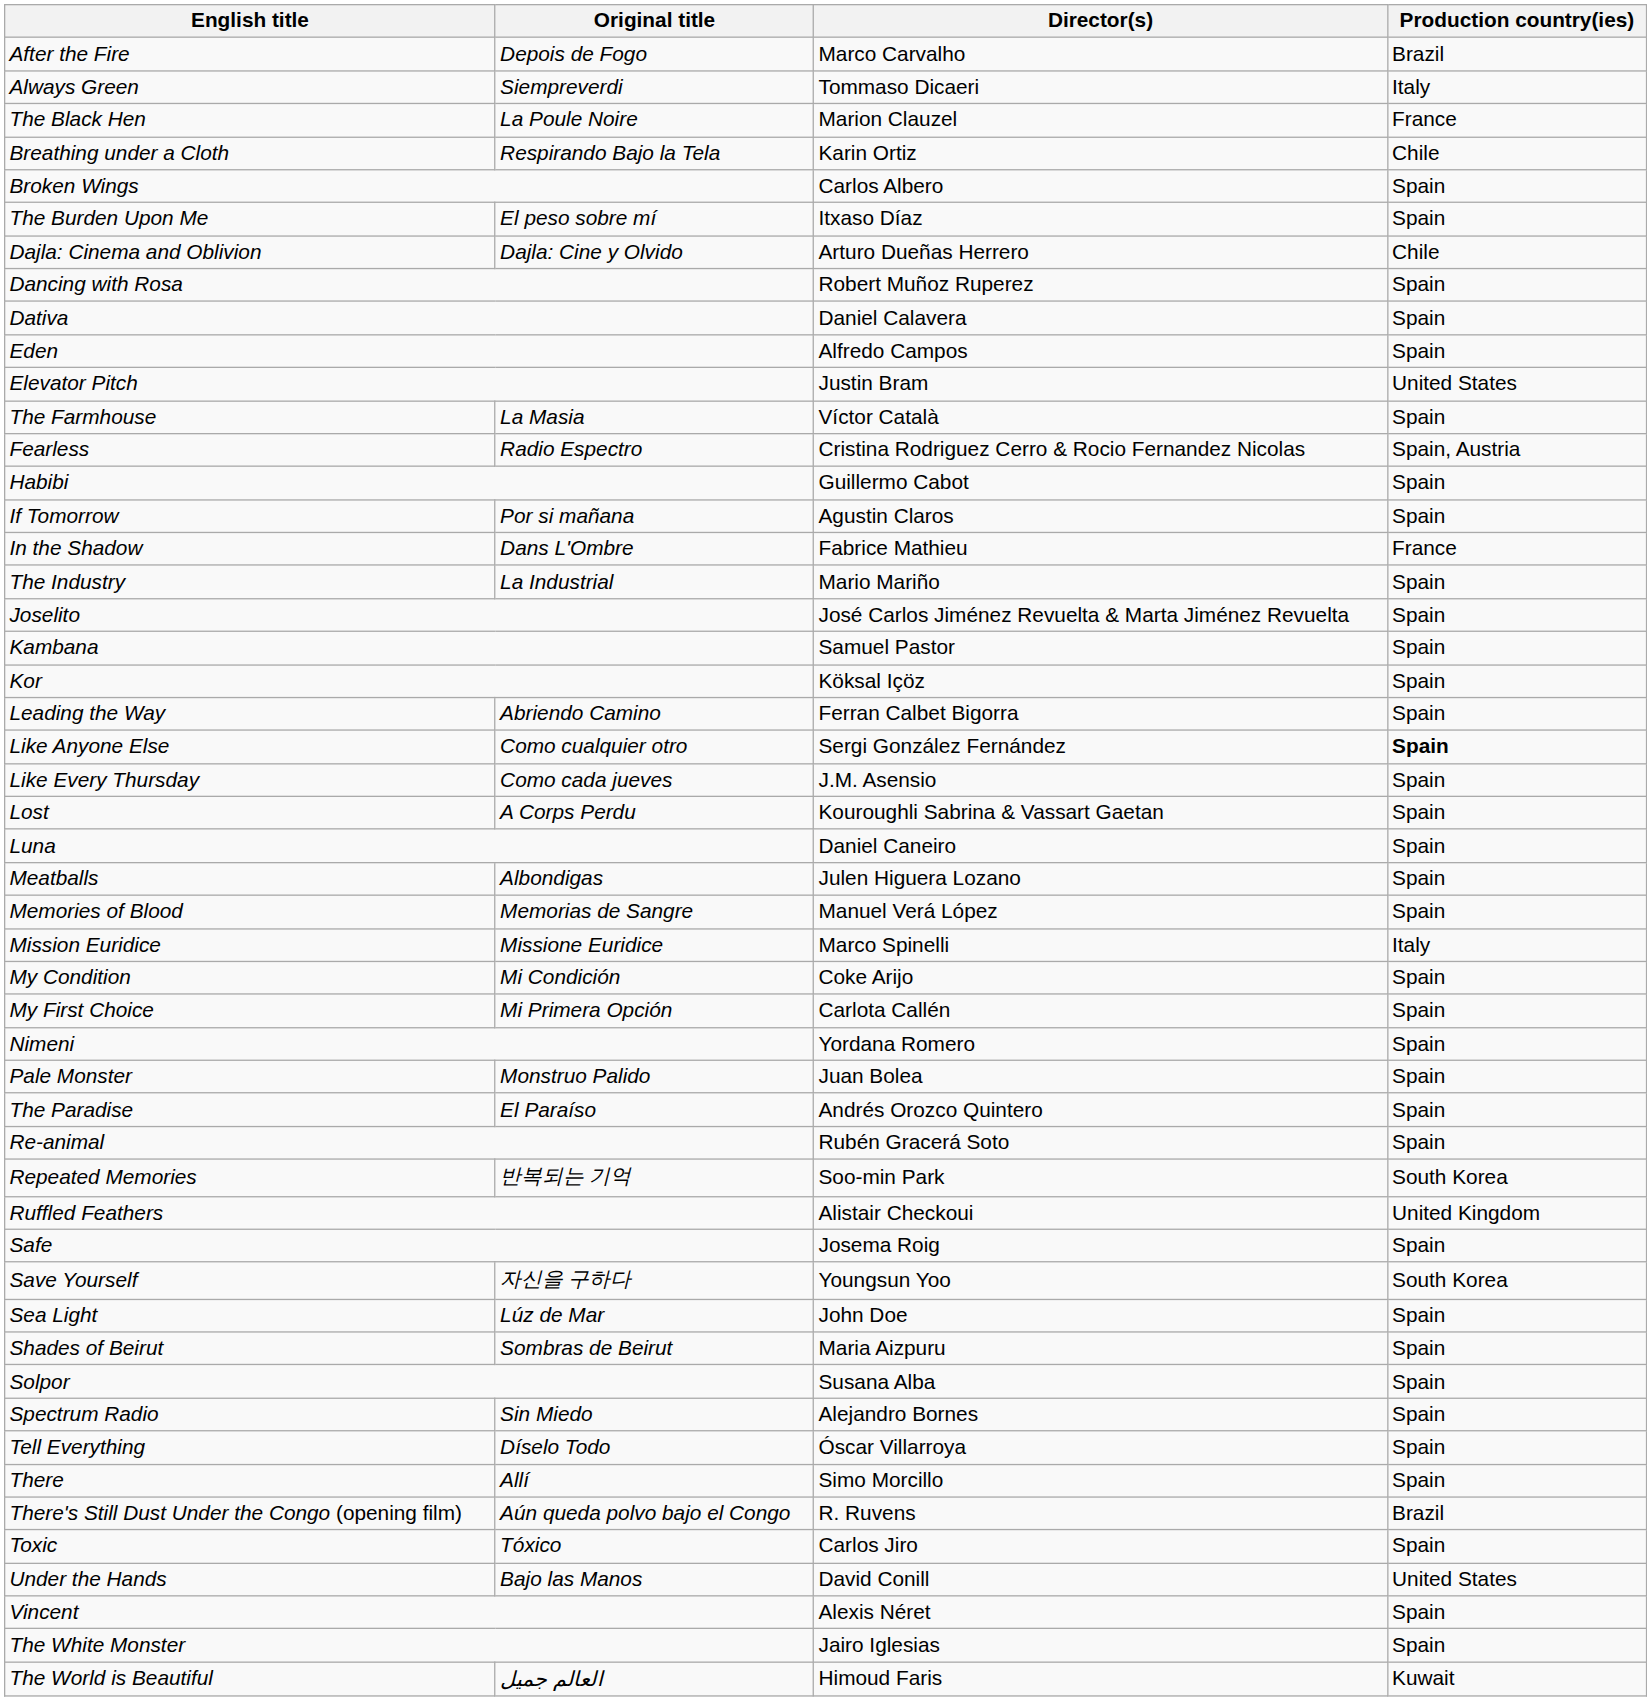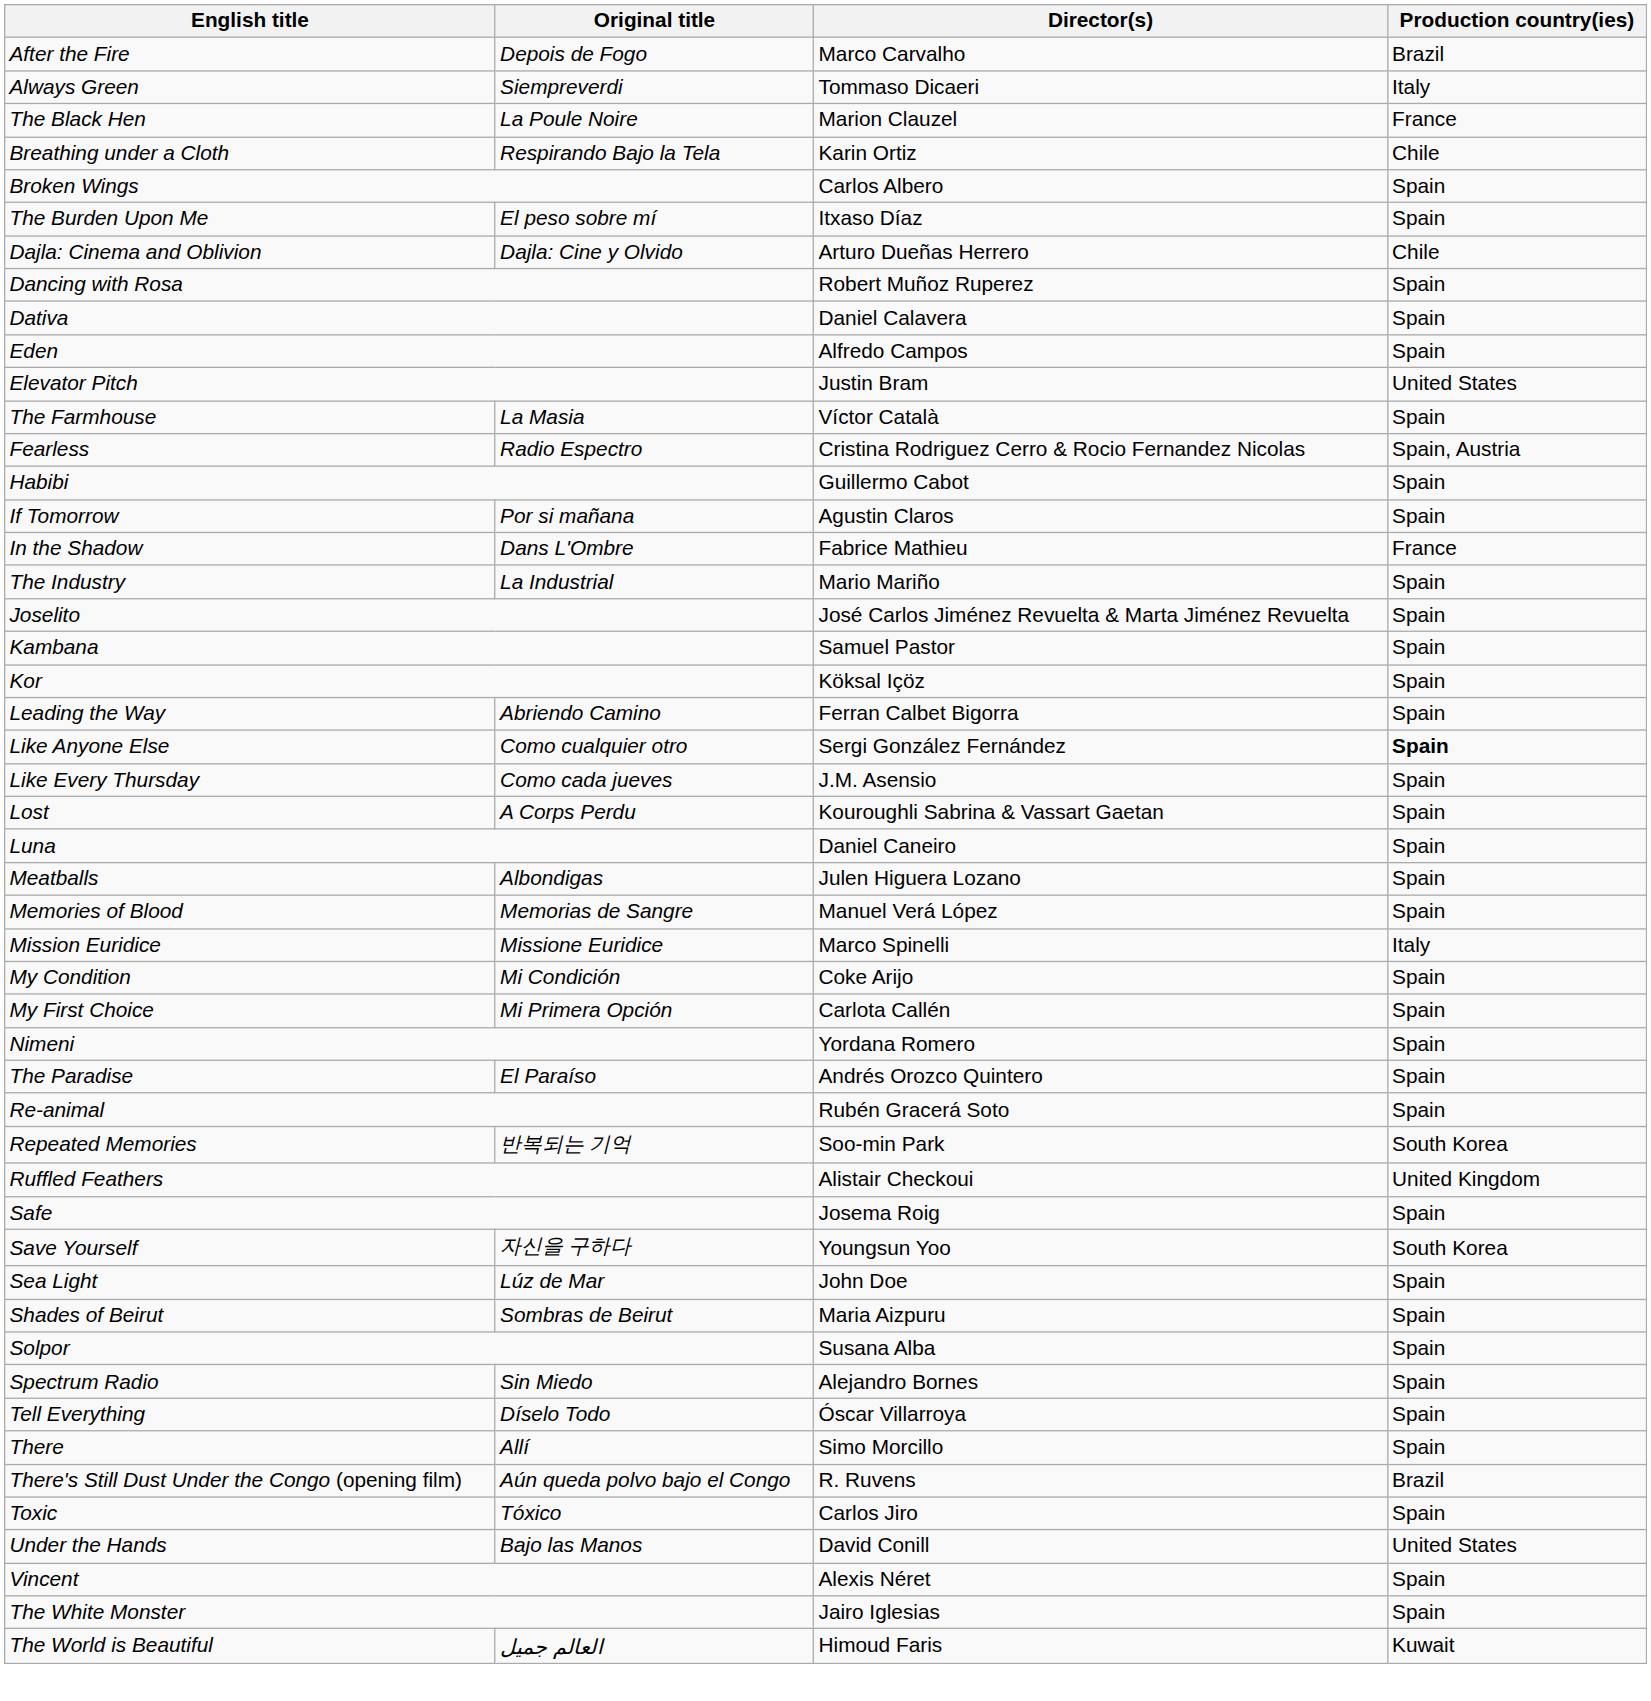- row: (71, 1076)
